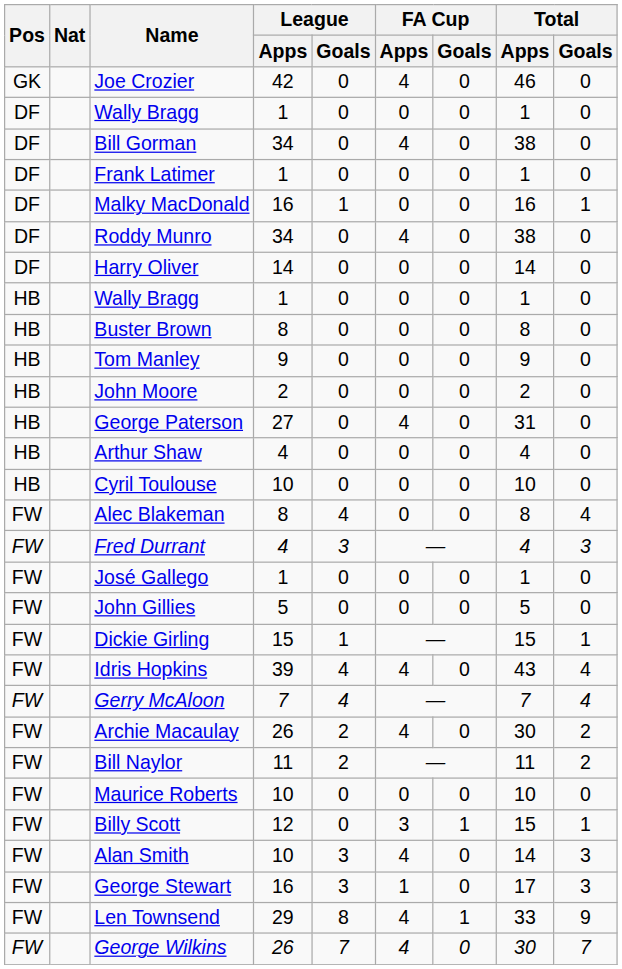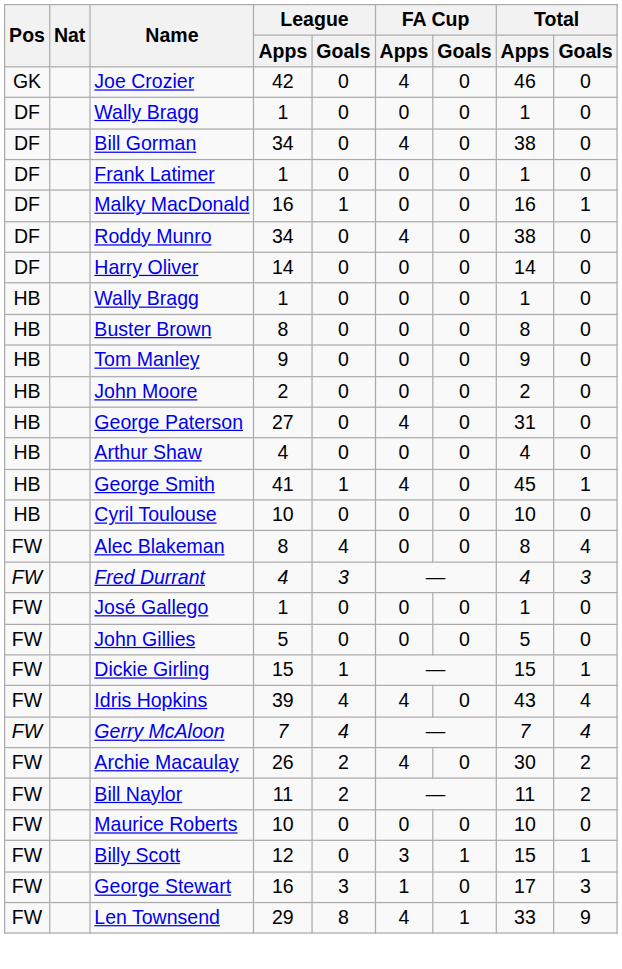+ row: (27, 484)
- row: (27, 855)
- row: (27, 948)
